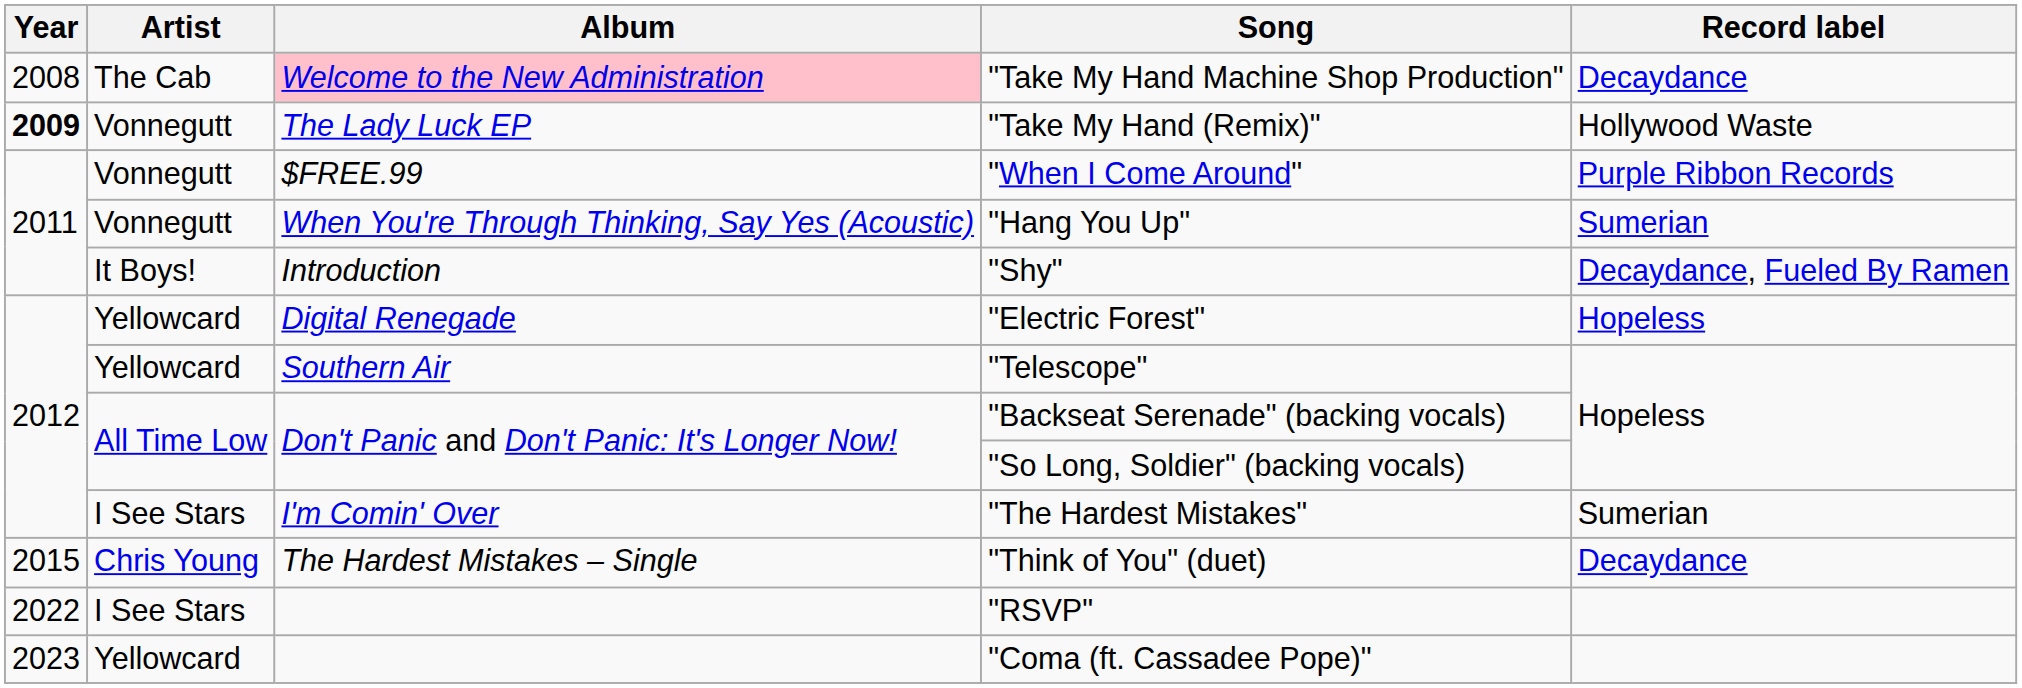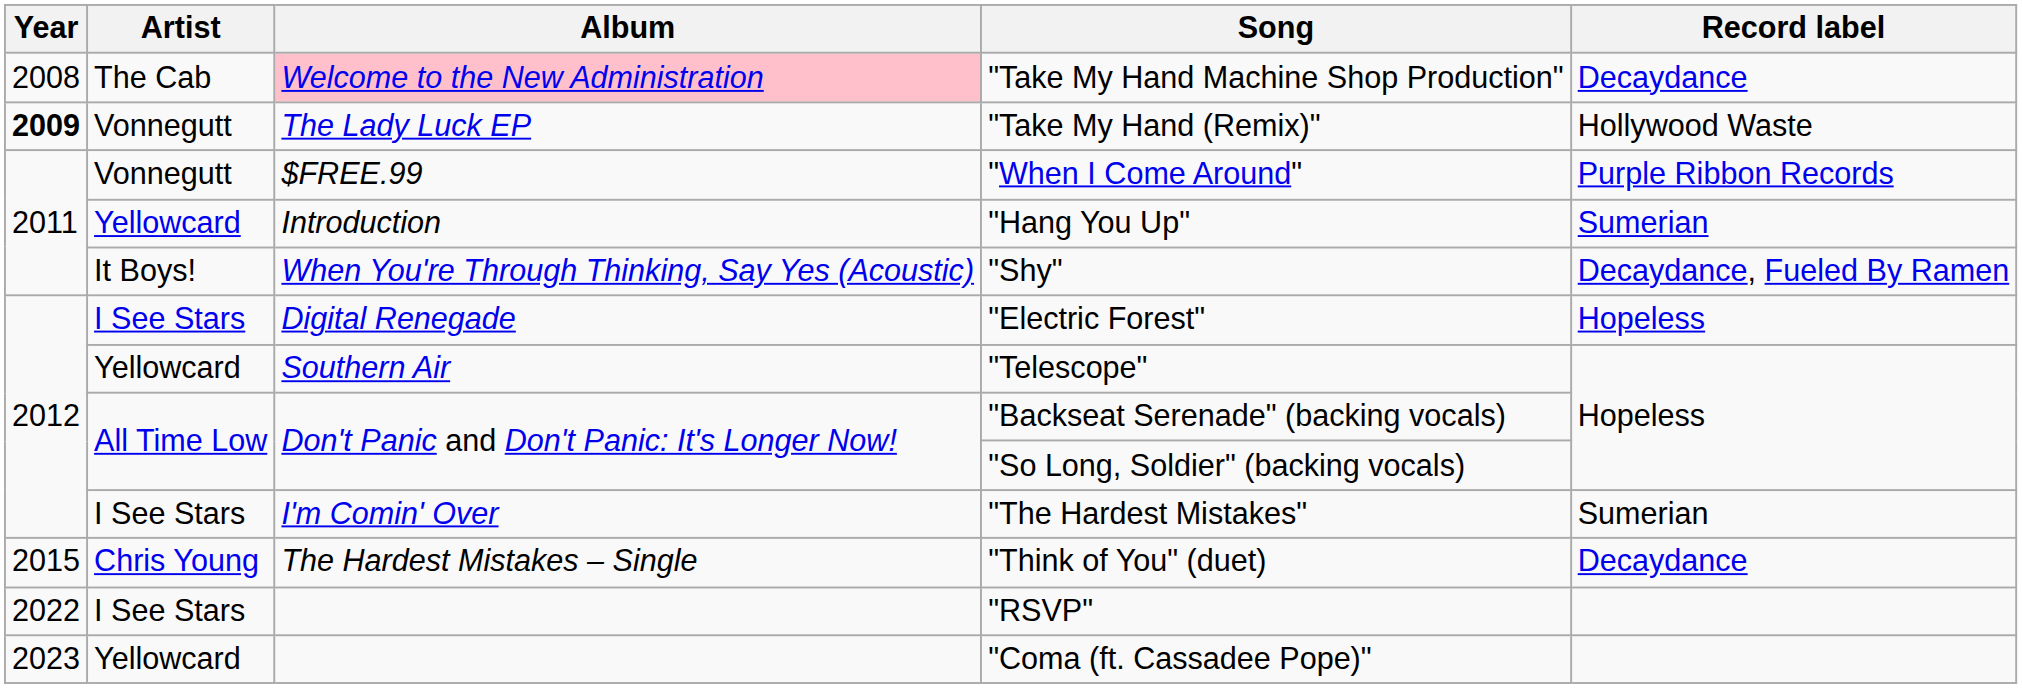(163, 222) Vonnegutt -> (167, 222) Yellowcard
(628, 222) When You're Through Thinking, Say Yes (Acoustic) -> (361, 222) Introduction
(361, 271) Introduction -> (628, 271) When You're Through Thinking, Say Yes (Acoustic)
(167, 319) Yellowcard -> (170, 319) I See Stars
